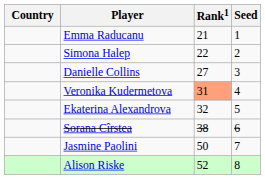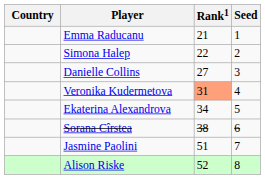(203, 109) 32 -> (203, 109) 34
(203, 146) 50 -> (203, 146) 51
